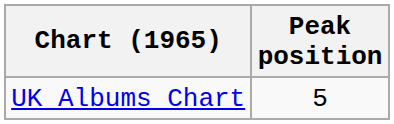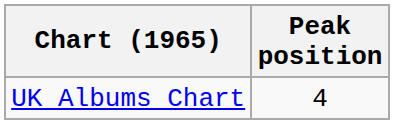(320, 99) 5 -> (320, 99) 4
